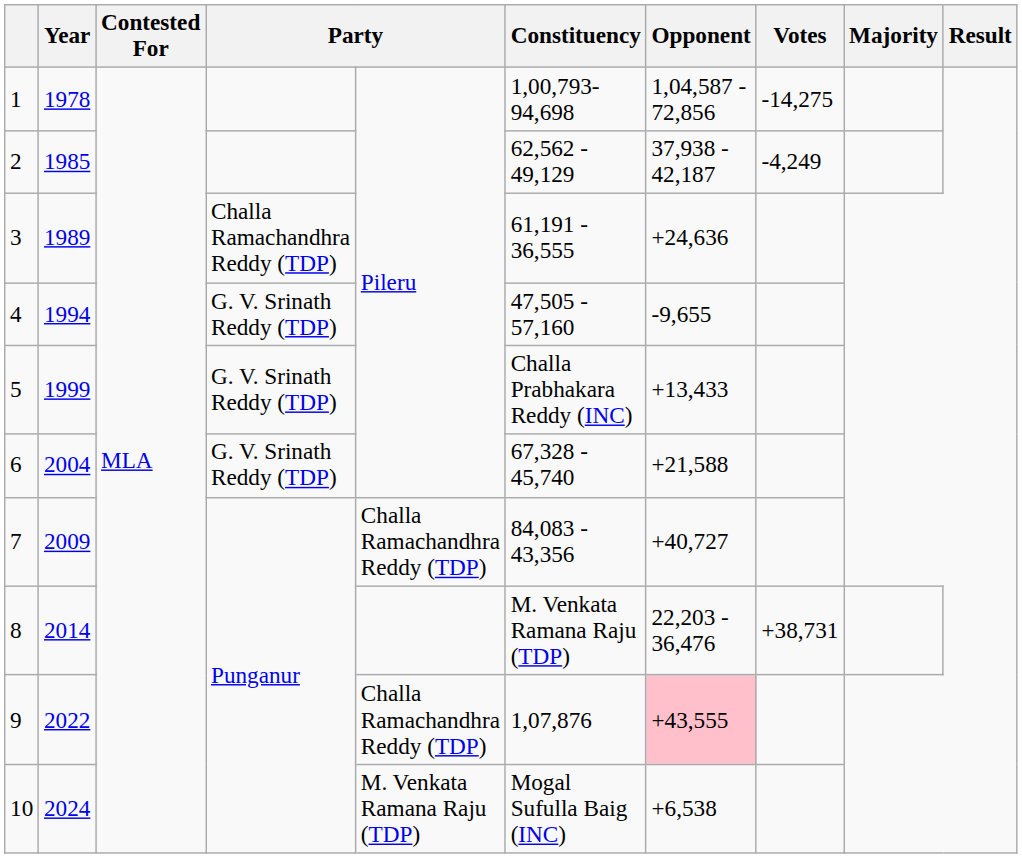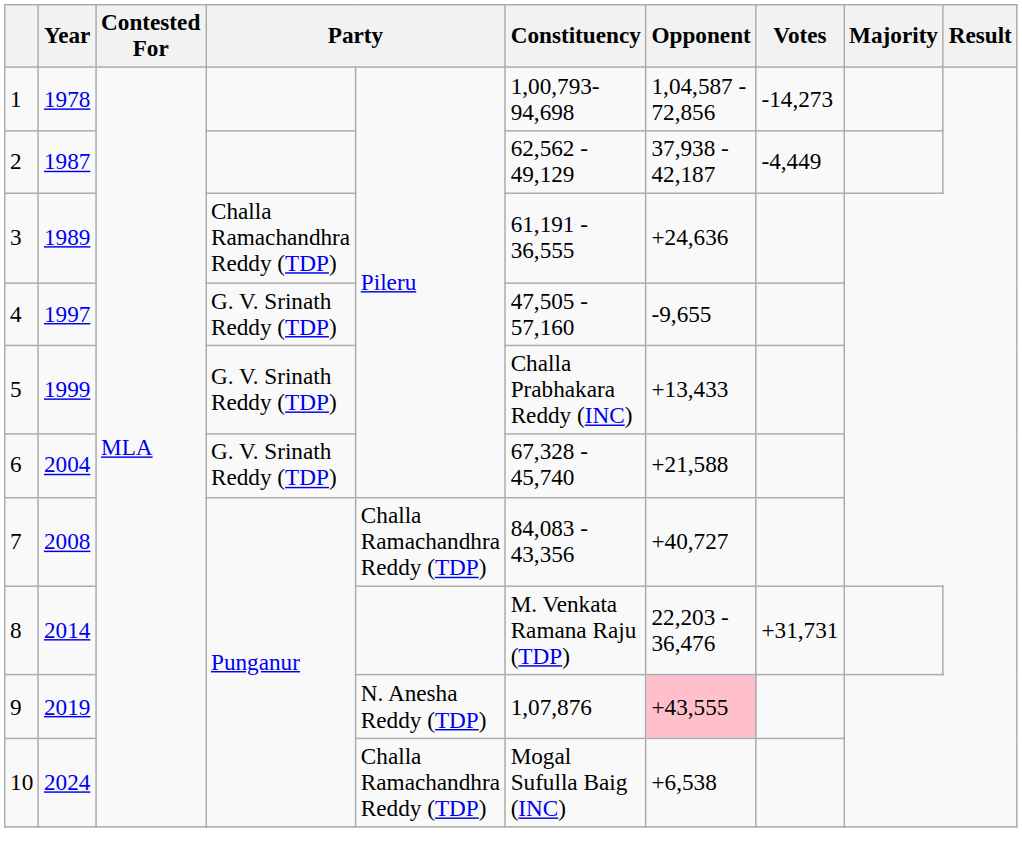(797, 98) -14,275 -> (797, 98) -14,273
(67, 161) 1985 -> (67, 161) 1987
(791, 161) -4,249 -> (791, 161) -4,449
(67, 313) 1994 -> (67, 313) 1997
(67, 541) 2009 -> (67, 541) 2008
(800, 630) +38,731 -> (800, 630) +31,731
(67, 719) 2022 -> (67, 706) 2019
(430, 719) Challa Ramachandhra Reddy (TDP) -> (424, 706) N. Anesha Reddy (TDP)
(424, 808) M. Venkata Ramana Raju (TDP) -> (430, 782) Challa Ramachandhra Reddy (TDP)
